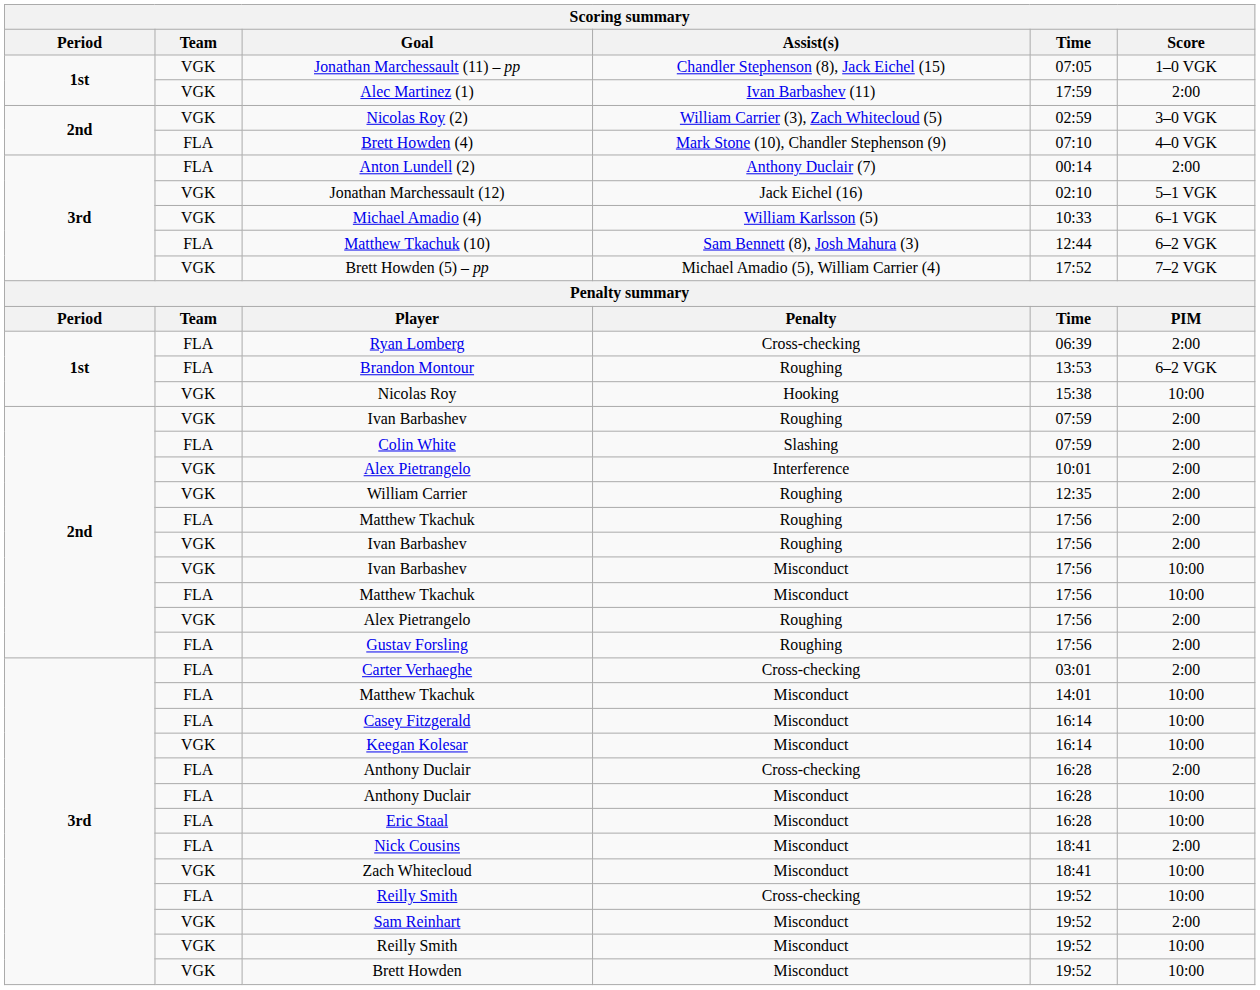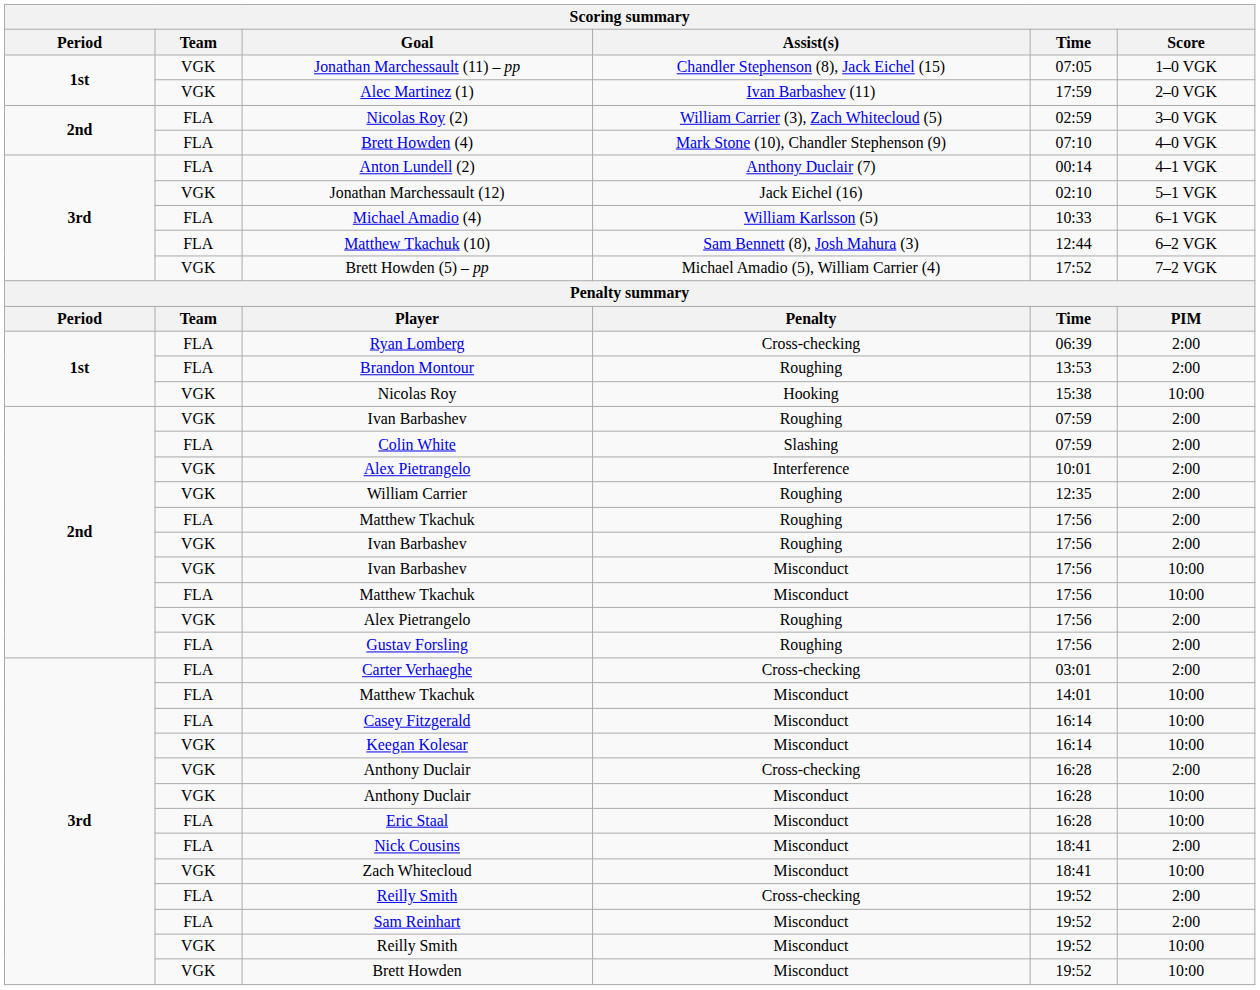(1186, 92) 2:00 -> (1186, 92) 2–0 VGK
(198, 117) VGK -> (198, 117) FLA
(1186, 167) 2:00 -> (1186, 167) 4–1 VGK
(198, 218) VGK -> (198, 218) FLA
(1186, 368) 6–2 VGK -> (1186, 368) 2:00
(198, 770) FLA -> (198, 770) VGK
(198, 795) FLA -> (198, 795) VGK
(1186, 896) 10:00 -> (1186, 896) 2:00
(198, 921) VGK -> (198, 921) FLA
